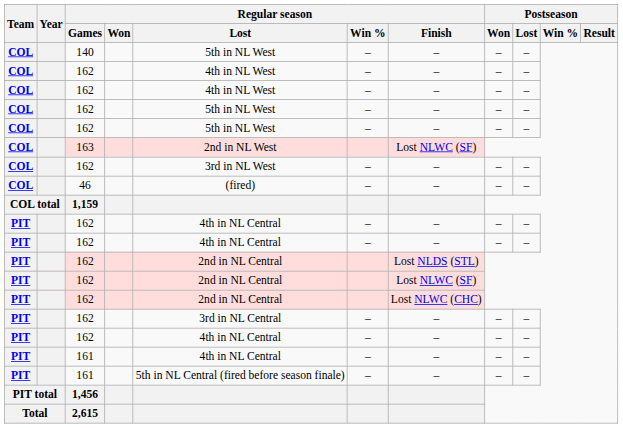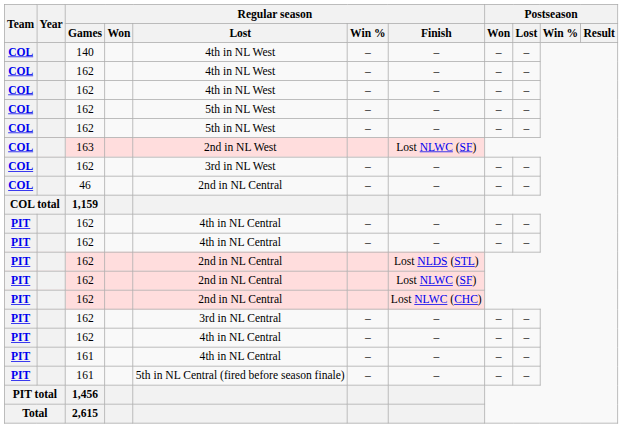(240, 52) 5th in NL West -> (240, 52) 4th in NL West
(240, 185) (fired) -> (240, 185) 2nd in NL Central
